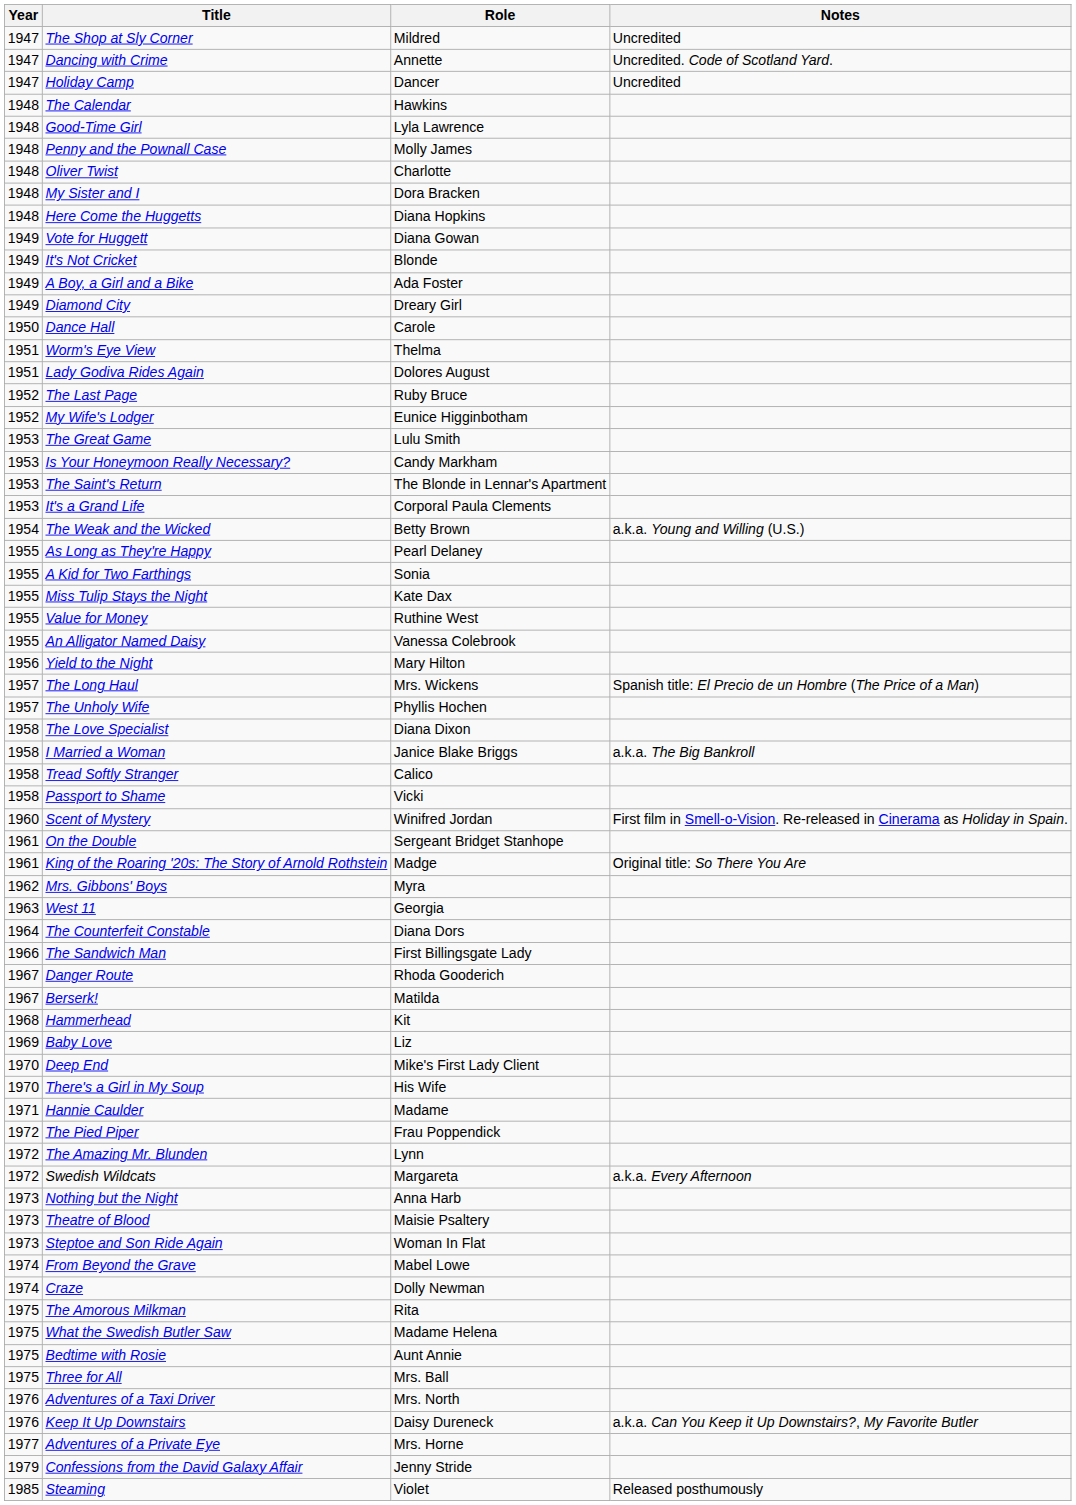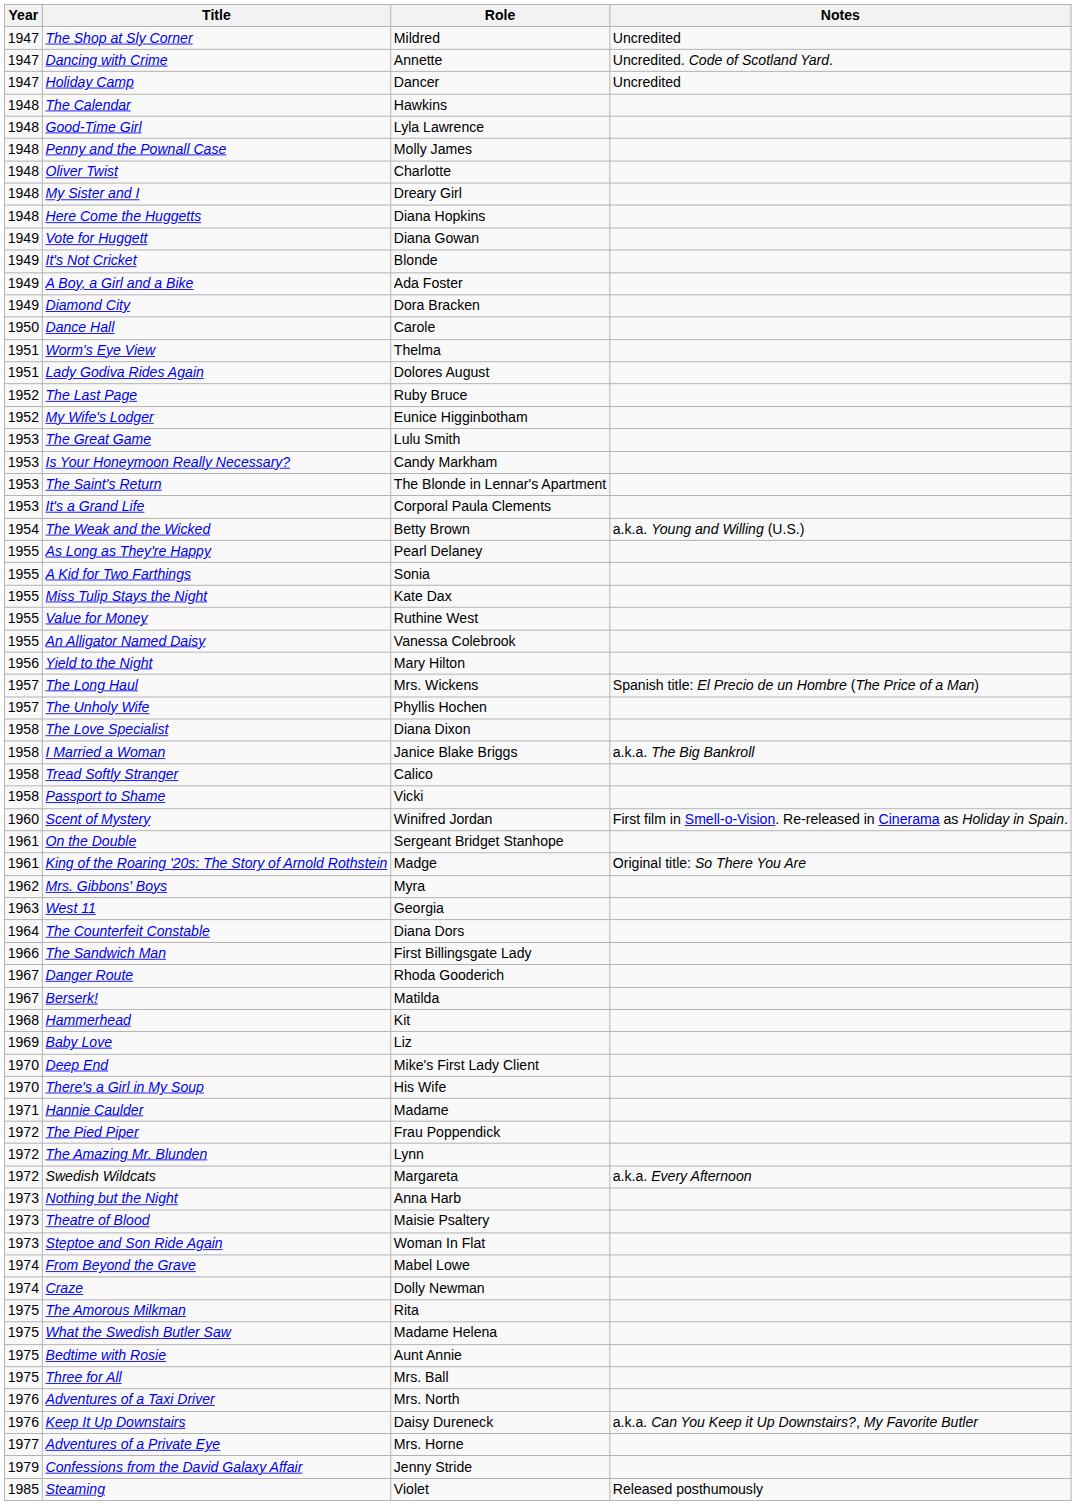(437, 194) Dora Bracken -> (428, 194) Dreary Girl
(428, 305) Dreary Girl -> (437, 305) Dora Bracken
